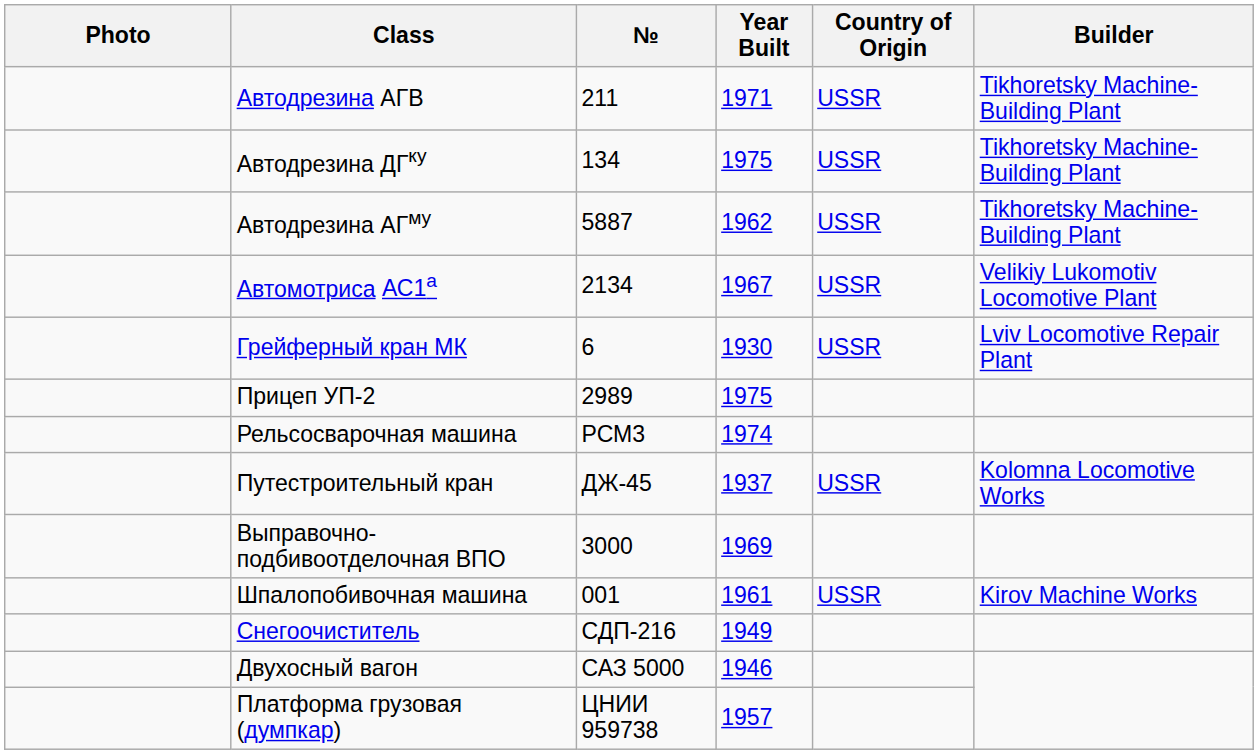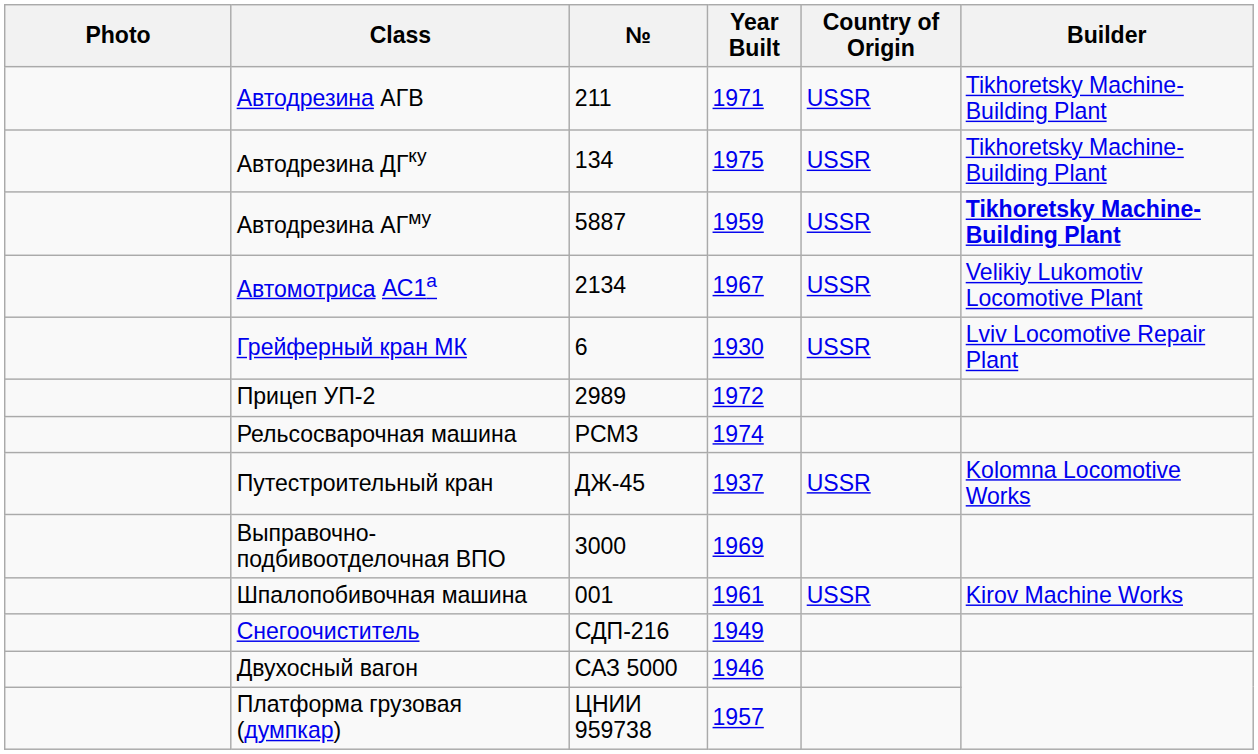(747, 223) 1962 -> (738, 223) 1959
(1089, 223) normal -> (1083, 223) bold
(747, 397) 1975 -> (738, 397) 1972
